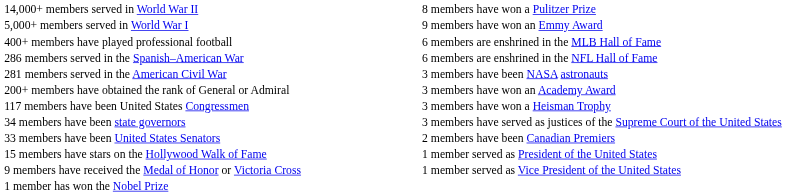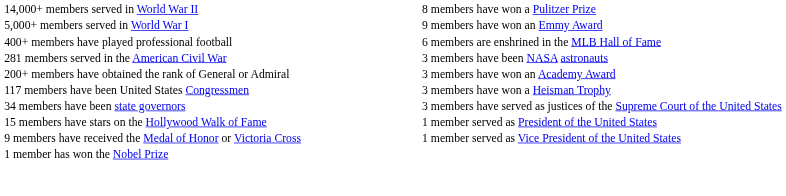- row: (124, 58)
- row: (112, 138)
